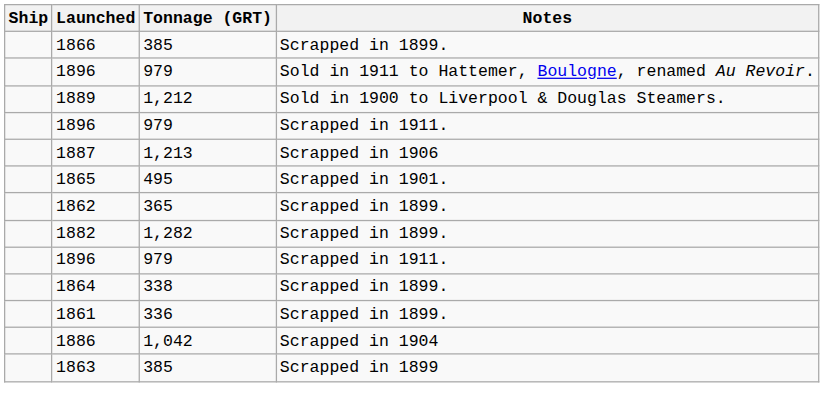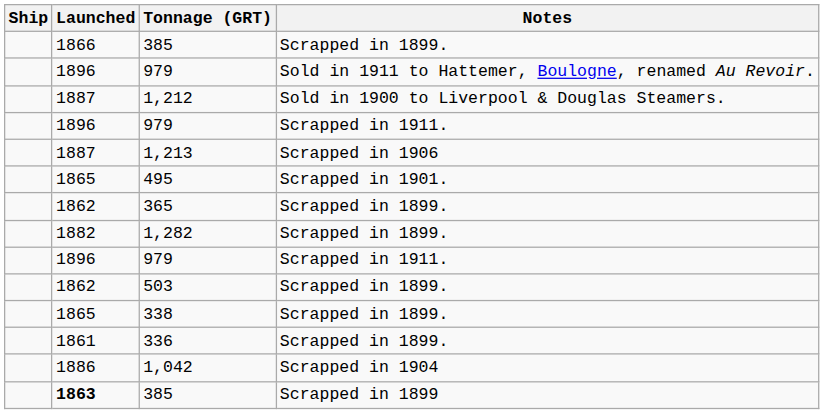(76, 99) 1889 -> (76, 99) 1887
+ row: (158, 287)
(76, 287) 1864 -> (76, 314) 1865
(76, 368) normal -> (76, 395) bold
